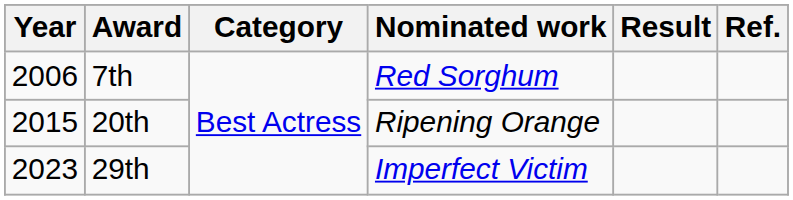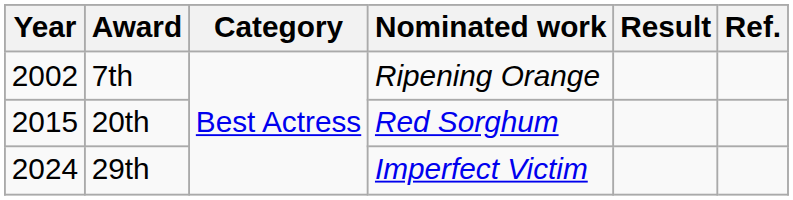(45, 75) 2006 -> (45, 75) 2002
(467, 75) Red Sorghum -> (487, 75) Ripening Orange
(487, 122) Ripening Orange -> (467, 122) Red Sorghum
(45, 169) 2023 -> (45, 169) 2024
